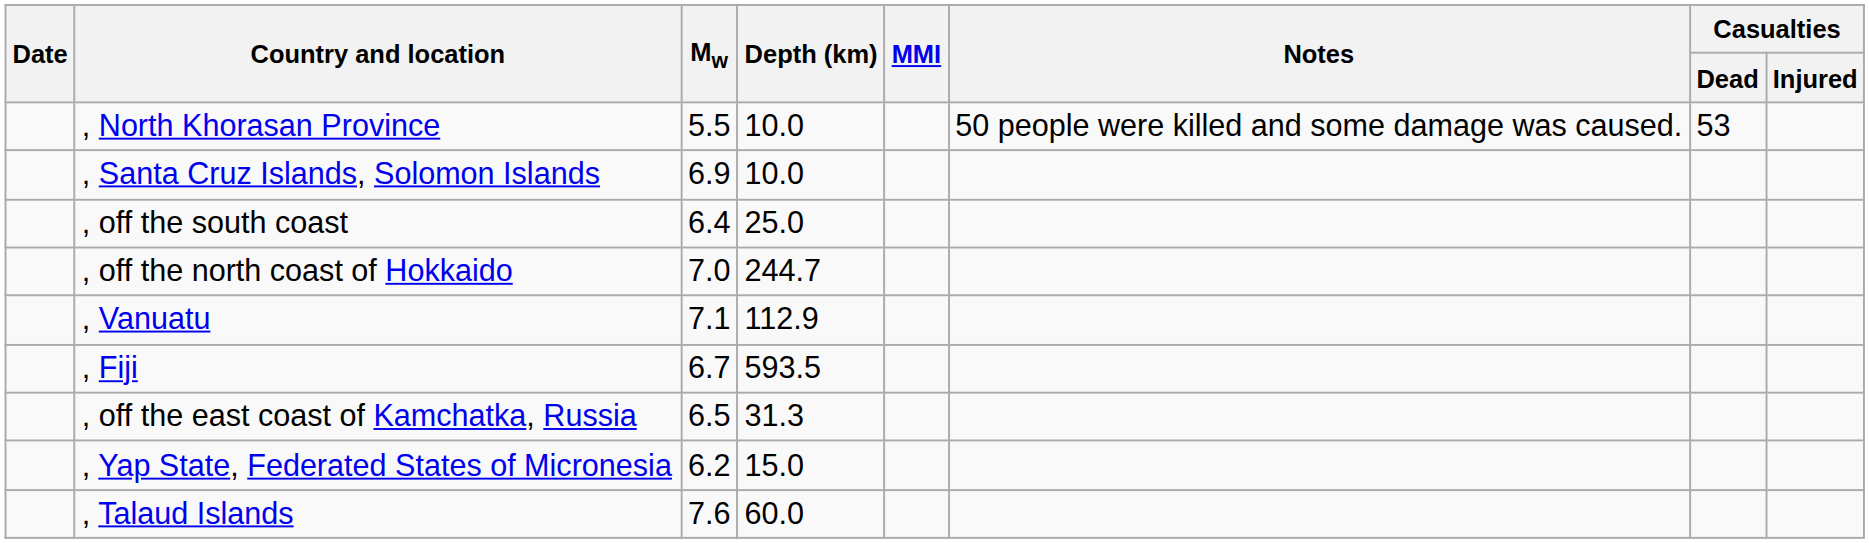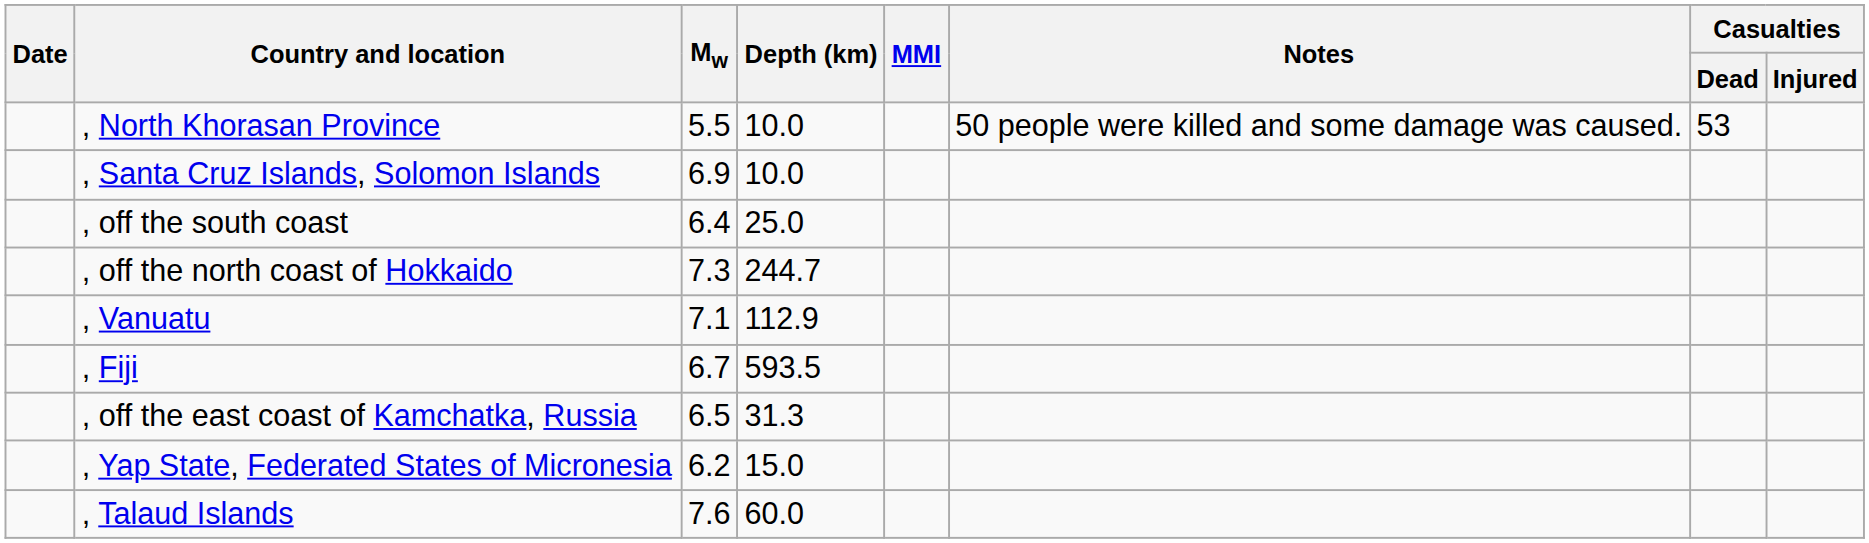(709, 271) 7.0 -> (709, 271) 7.3
